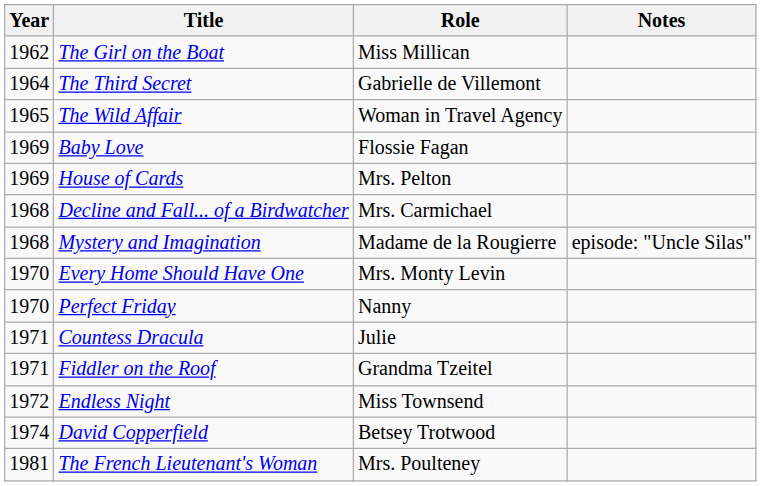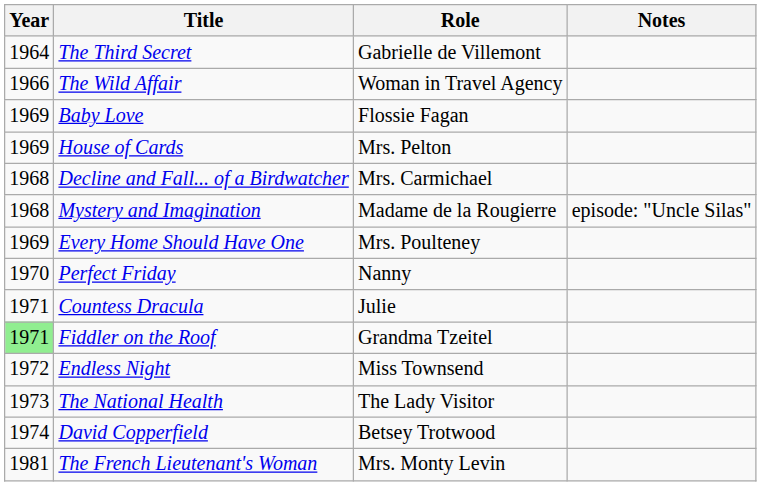- row: (141, 52)
(29, 115) 1965 -> (29, 83) 1966
(29, 274) 1970 -> (29, 242) 1969
(432, 274) Mrs. Monty Levin -> (419, 242) Mrs. Poulteney
(29, 369) no background -> (29, 337) lightgreen background
+ row: (141, 400)
(419, 464) Mrs. Poulteney -> (432, 464) Mrs. Monty Levin
